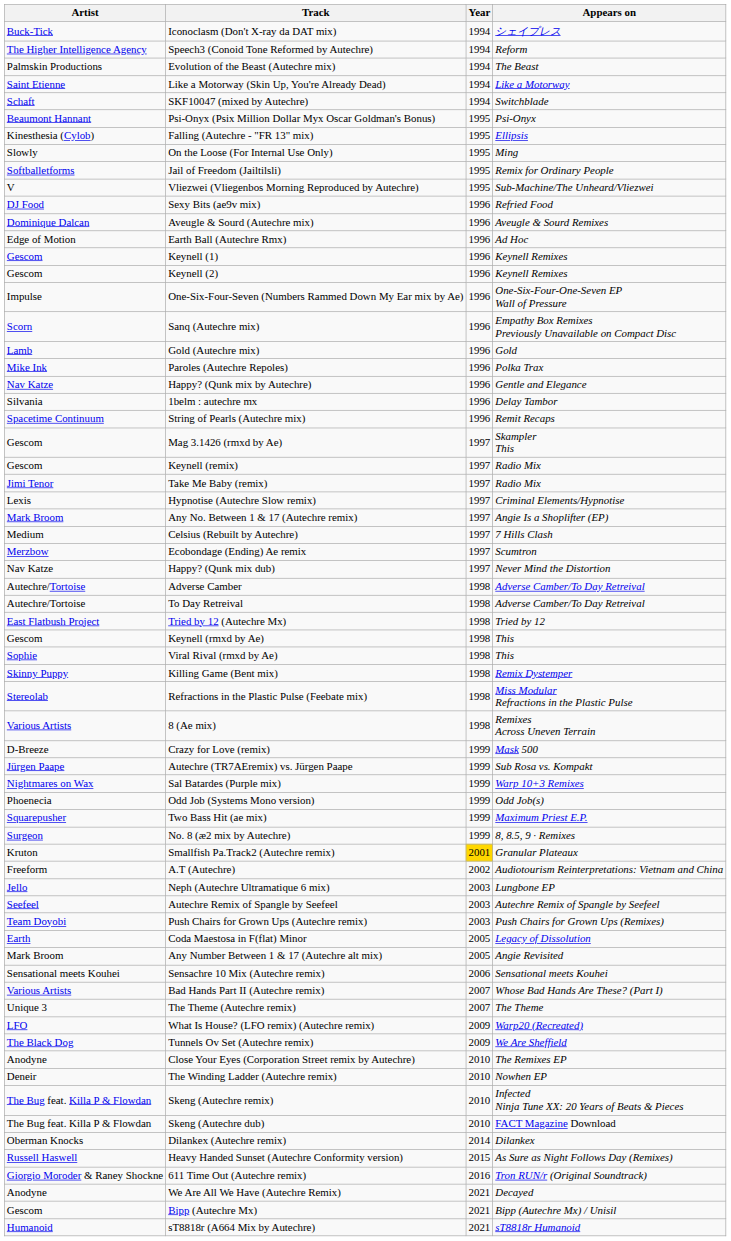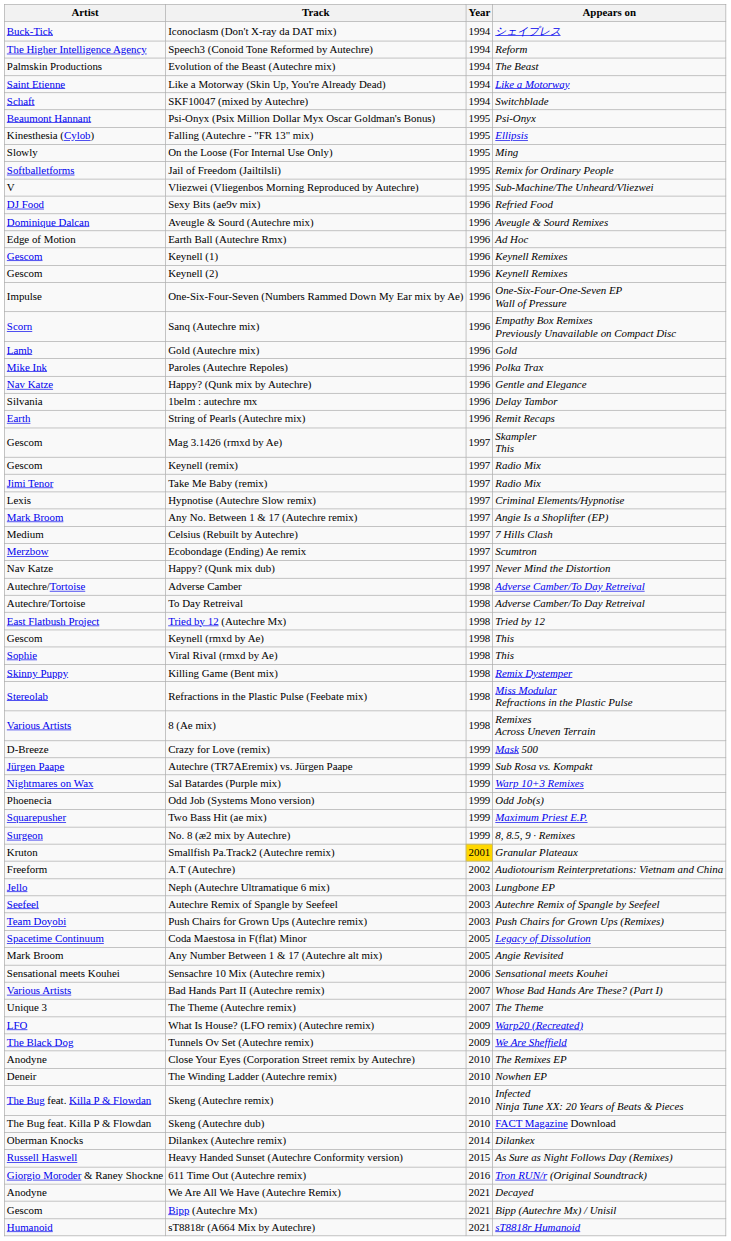(55, 419) Spacetime Continuum -> (19, 419) Earth
(19, 939) Earth -> (55, 939) Spacetime Continuum
